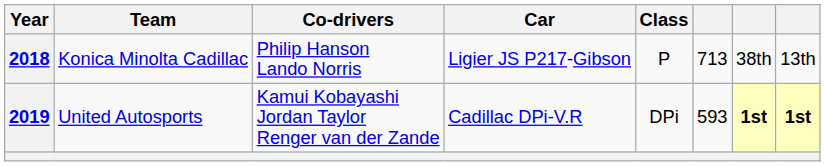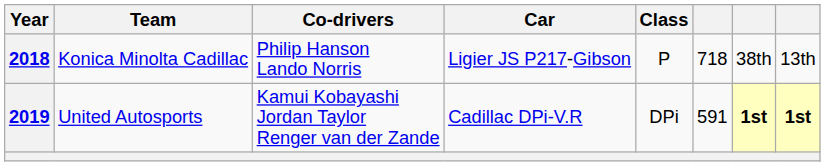(712, 59) 713 -> (712, 59) 718
(712, 118) 593 -> (712, 118) 591
